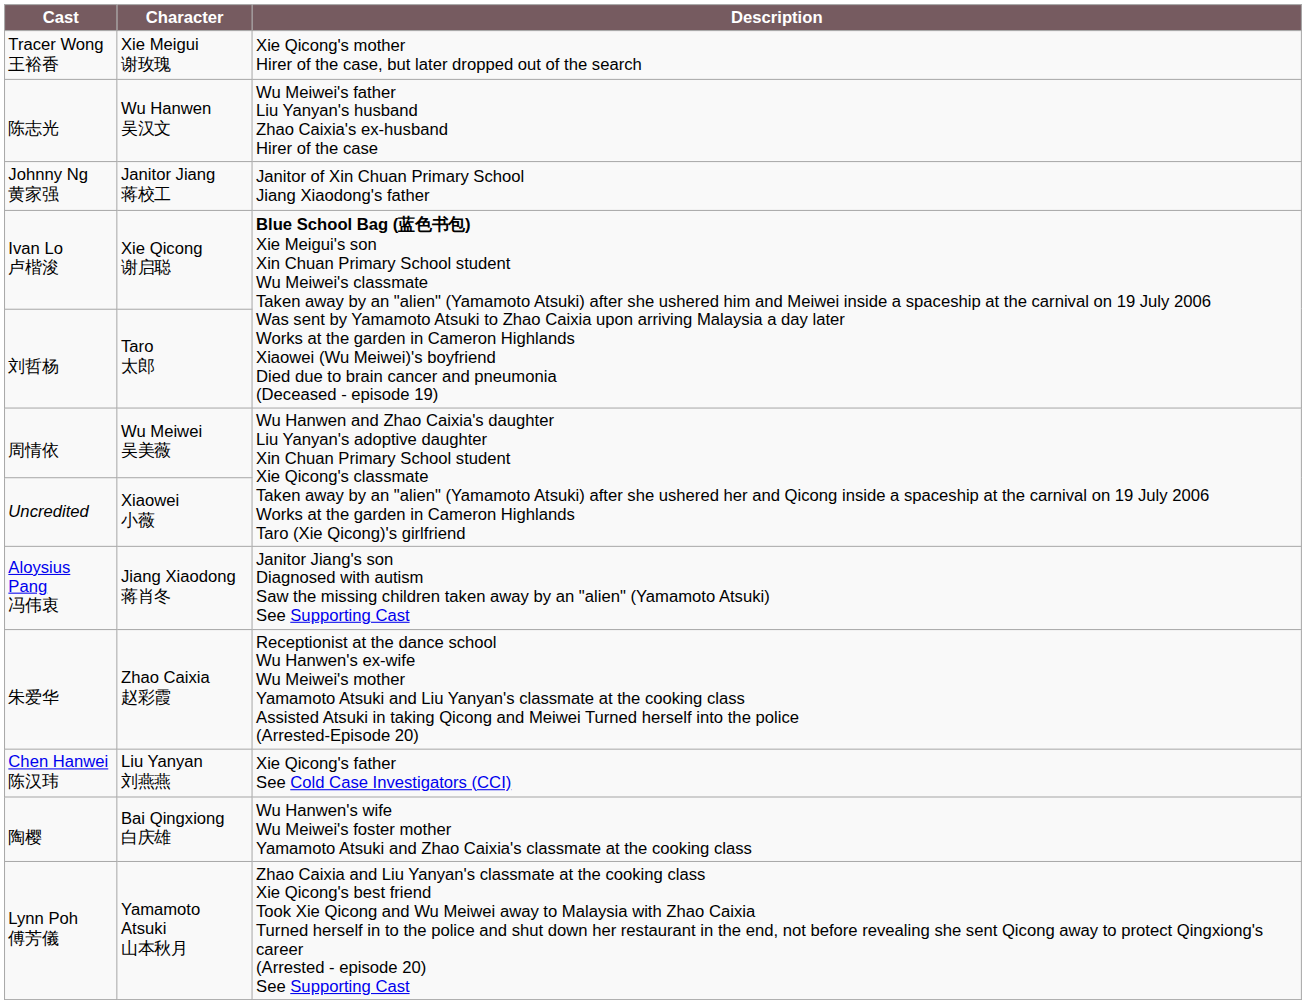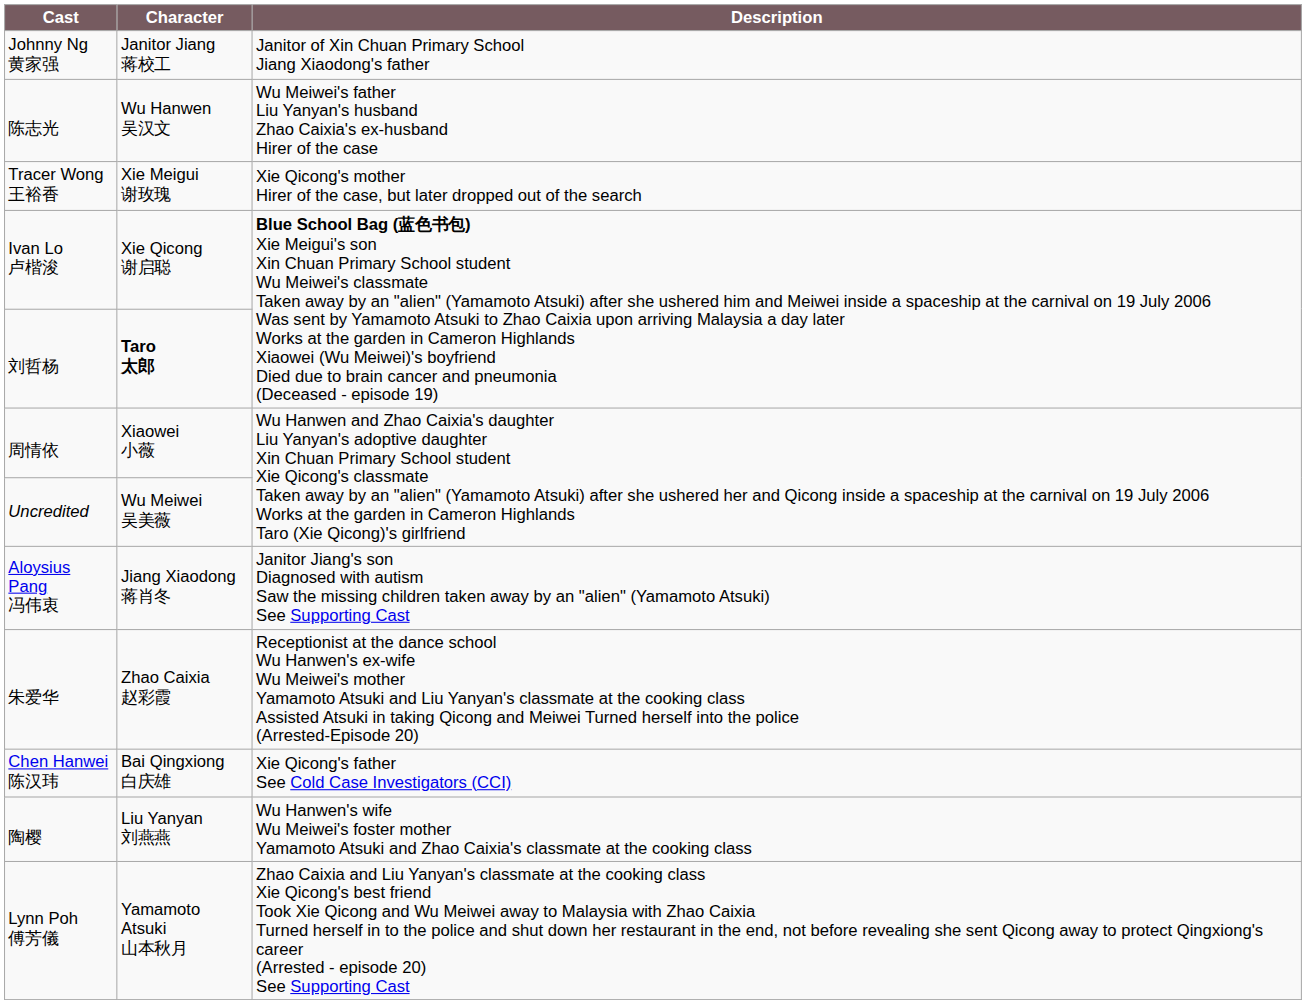rows swapped: (56, 53) <-> (48, 184)
(138, 357) normal -> (138, 357) bold
(162, 441) Wu Meiwei 吴美薇 -> (150, 441) Xiaowei 小薇
(150, 510) Xiaowei 小薇 -> (162, 510) Wu Meiwei 吴美薇
(162, 772) Liu Yanyan 刘燕燕 -> (173, 772) Bai Qingxiong 白庆雄
(173, 828) Bai Qingxiong 白庆雄 -> (162, 828) Liu Yanyan 刘燕燕
